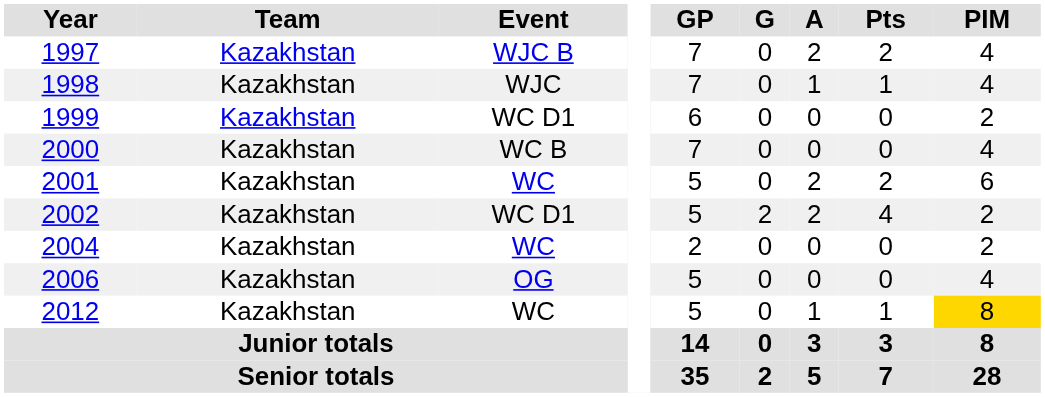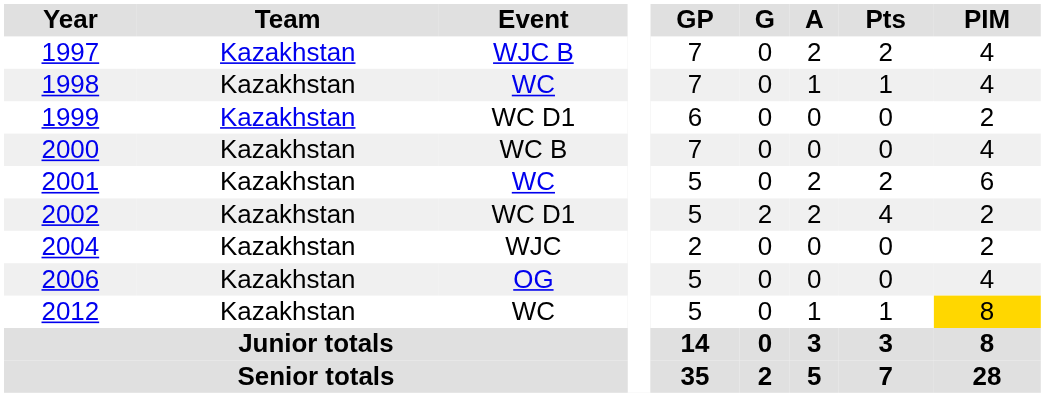(533, 84) WJC -> (533, 84) WC
(533, 246) WC -> (533, 246) WJC
